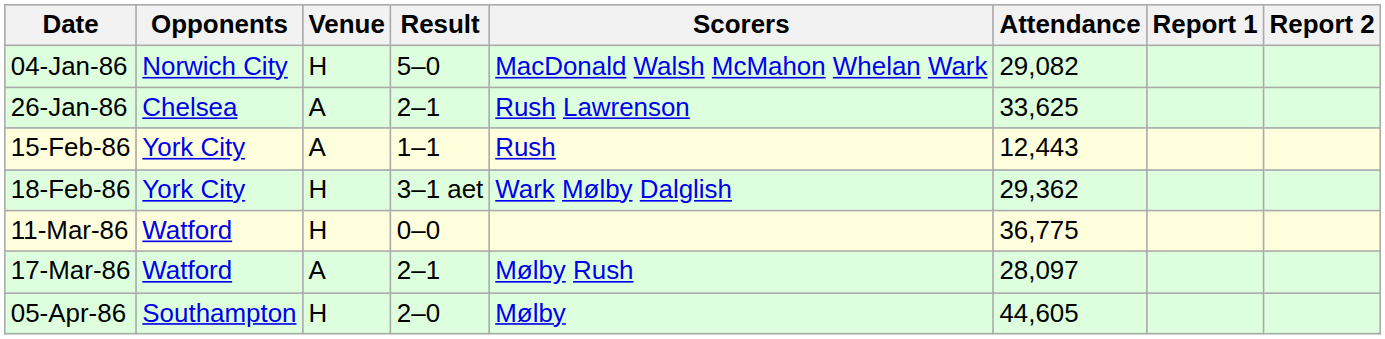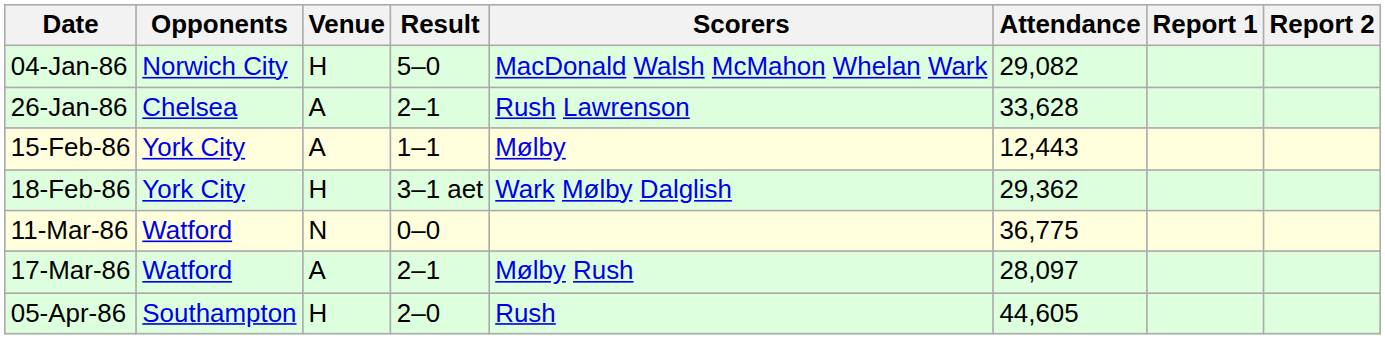(1039, 107) 33,625 -> (1039, 107) 33,628
(526, 148) Rush -> (531, 148) Mølby
(318, 230) H -> (318, 230) N
(531, 312) Mølby -> (526, 312) Rush
